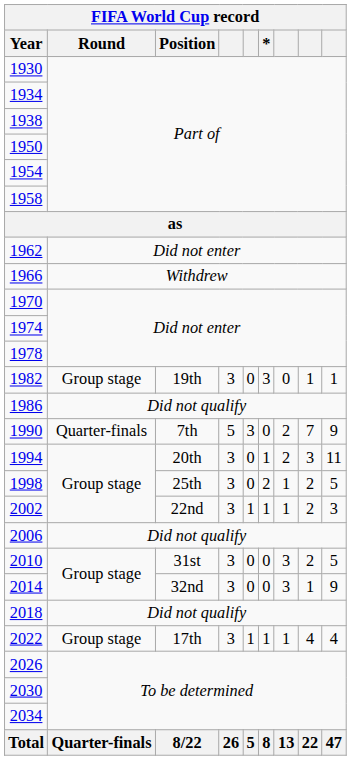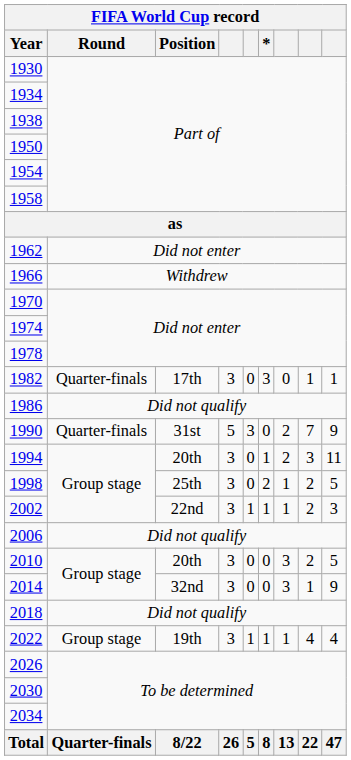(101, 379) Group stage -> (101, 379) Quarter-finals
(187, 379) 19th -> (187, 379) 17th
(187, 431) 7th -> (187, 431) 31st
(187, 560) 31st -> (187, 560) 20th
(187, 638) 17th -> (187, 638) 19th
